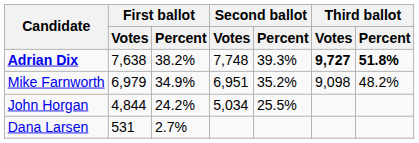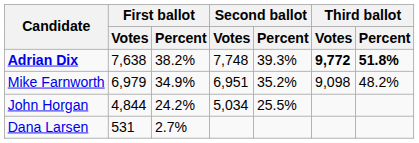(333, 60) 9,727 -> (333, 60) 9,772
